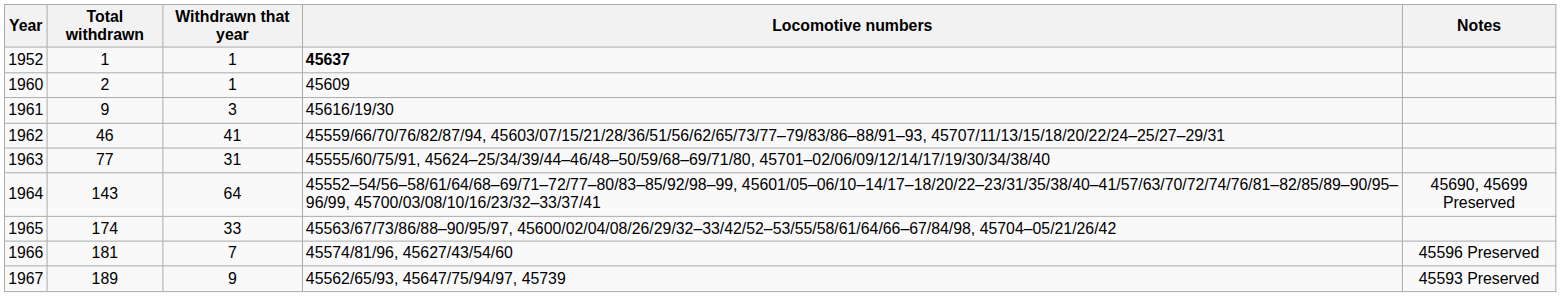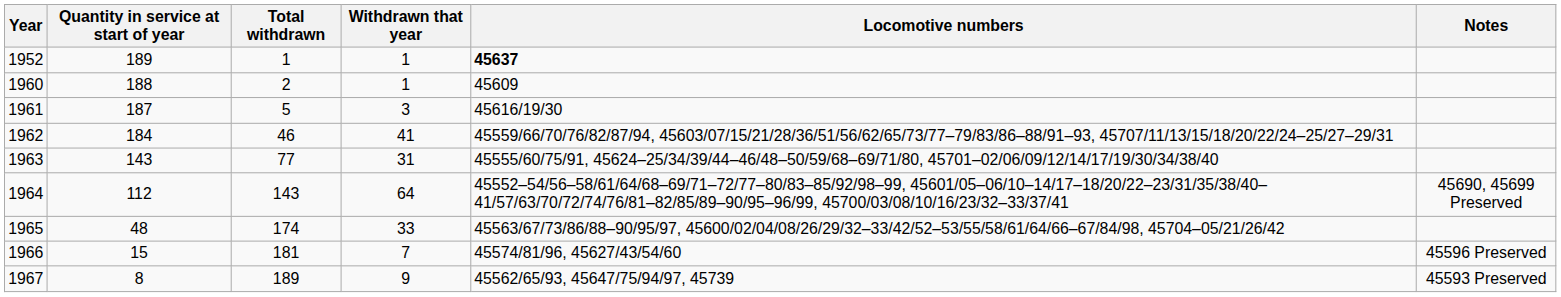+ column: (139, 25)
(105, 110) 9 -> (286, 110) 5
